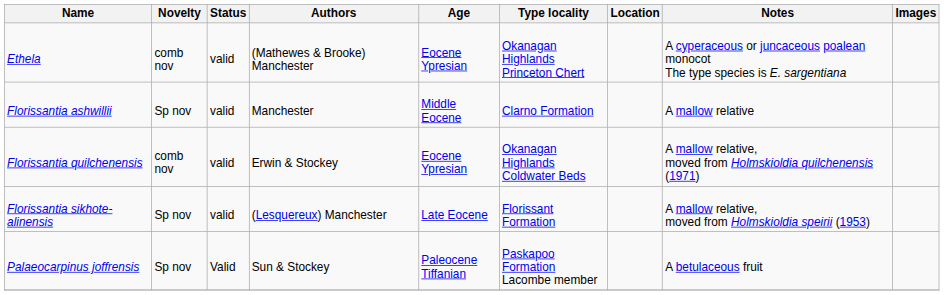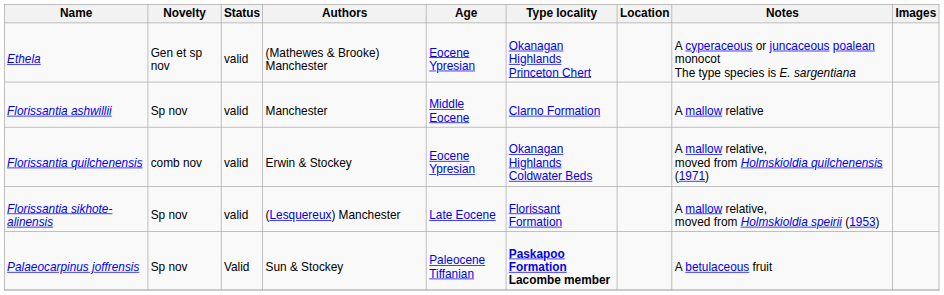(169, 59) comb nov -> (176, 59) Gen et sp nov
(550, 267) normal -> (559, 267) bold
